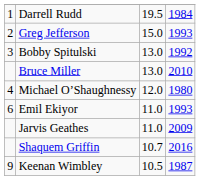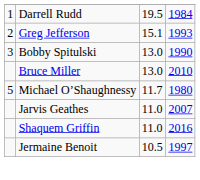(152, 33) 15.0 -> (152, 33) 15.1
(180, 52) 1992 -> (180, 52) 1990
(10, 90) 4 -> (10, 90) 5
(152, 90) 12.0 -> (152, 90) 11.7
- row: (48, 109)
(180, 128) 2009 -> (180, 109) 2007
(152, 147) 10.7 -> (152, 128) 11.0
- row: (60, 166)
+ row: (58, 147)
